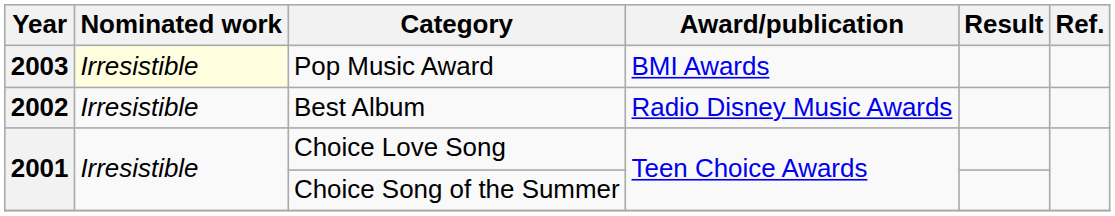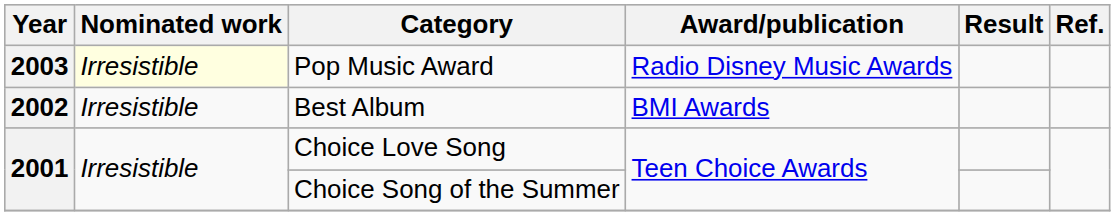(700, 66) BMI Awards -> (792, 66) Radio Disney Music Awards
(792, 107) Radio Disney Music Awards -> (700, 107) BMI Awards
